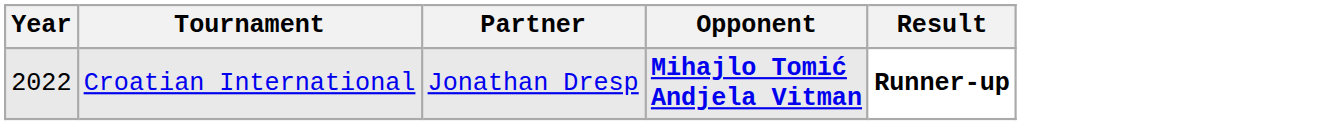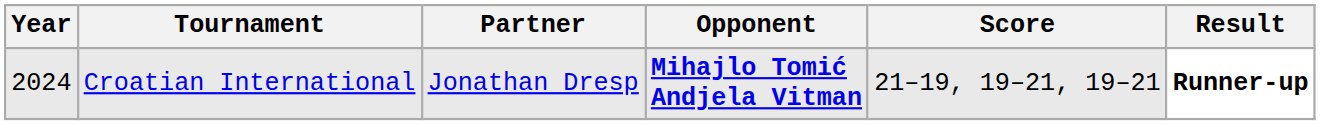+ column: (1017, 26)
(41, 83) 2022 -> (41, 83) 2024
